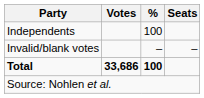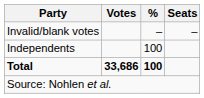rows swapped: (41, 31) <-> (53, 48)
